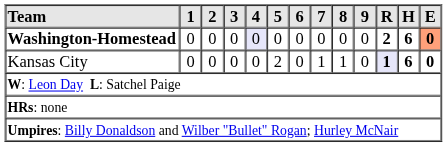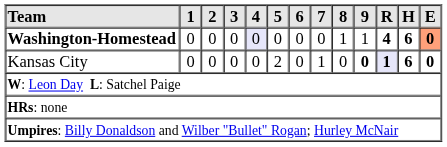(343, 39) 0 -> (343, 39) 1
(365, 39) 0 -> (365, 39) 1
(387, 39) 2 -> (387, 39) 4
(343, 61) 1 -> (343, 61) 0
(365, 61) normal -> (365, 61) bold
